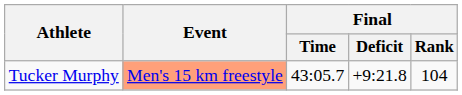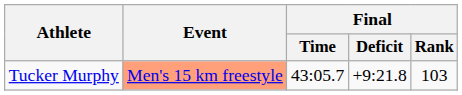(434, 75) 104 -> (434, 75) 103
